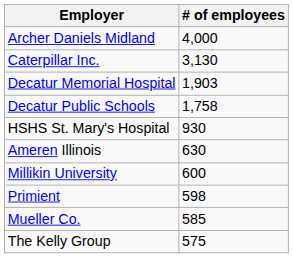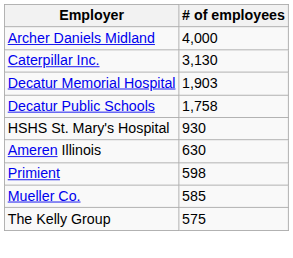- row: (62, 173)
